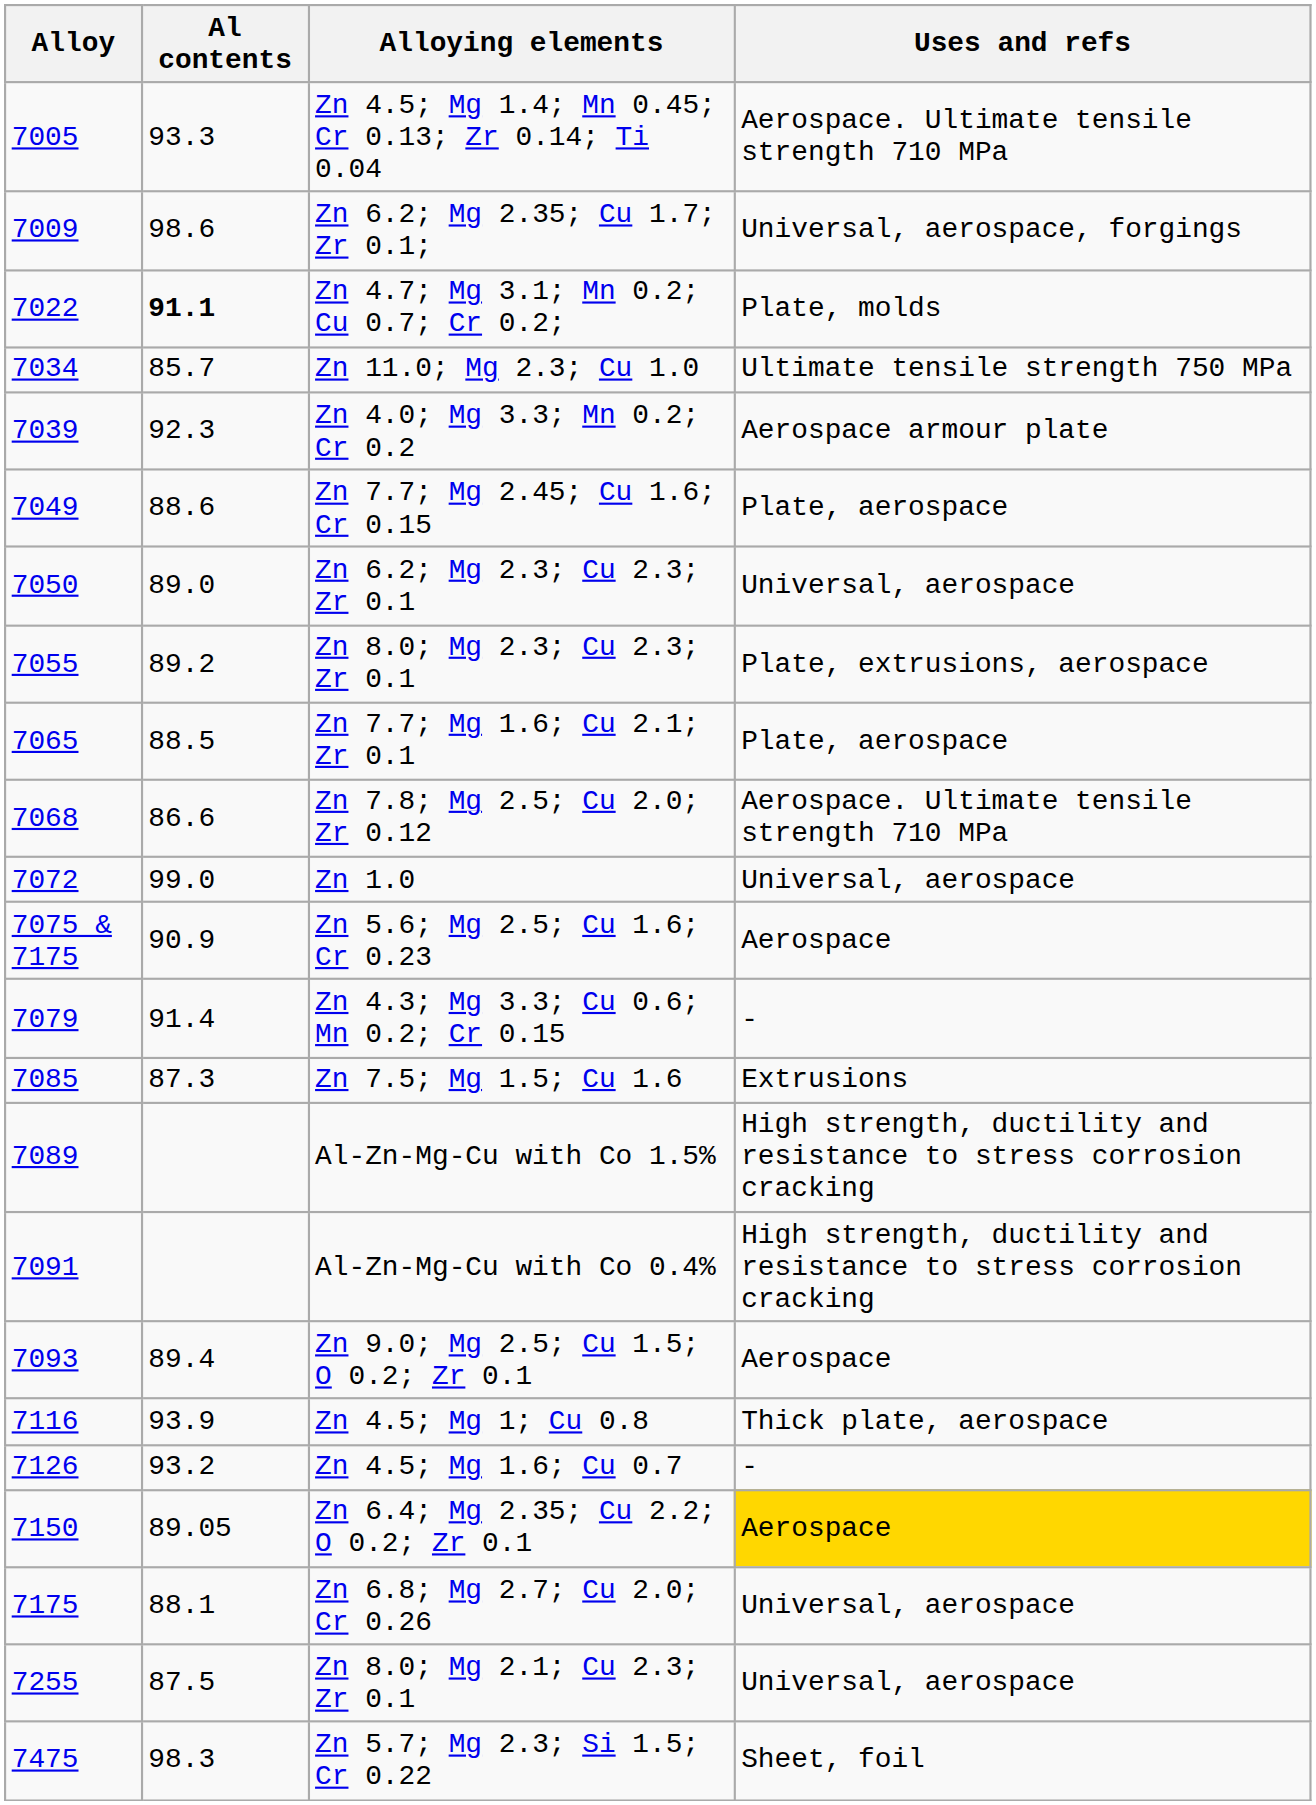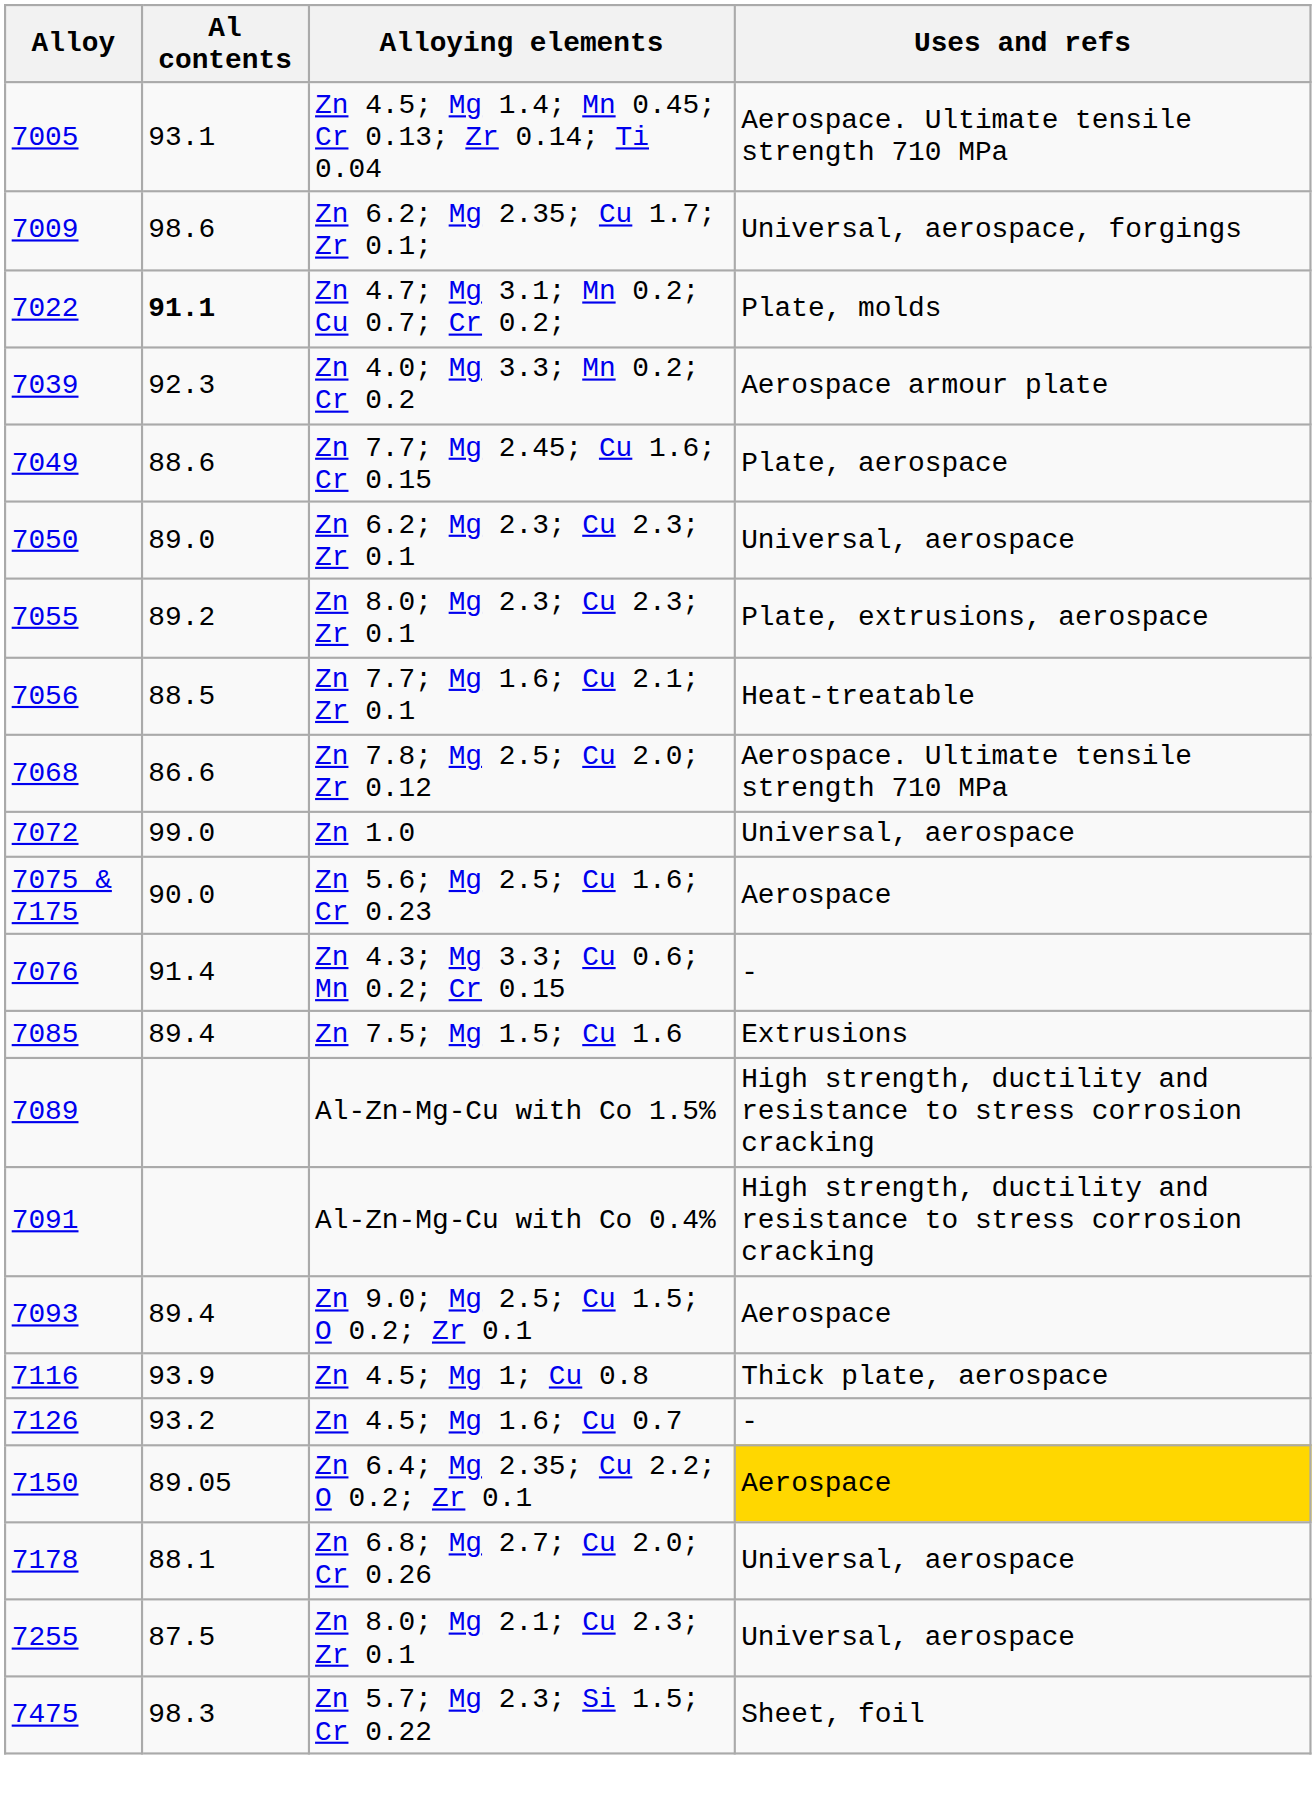(182, 137) 93.3 -> (182, 137) 93.1
- row: (507, 370)
(45, 741) 7065 -> (45, 695) 7056
(875, 741) Plate, aerospace -> (858, 695) Heat-treatable
(182, 941) 90.9 -> (182, 896) 90.0
(45, 1018) 7079 -> (45, 973) 7076
(182, 1080) 87.3 -> (182, 1034) 89.4
(45, 1606) 7175 -> (45, 1561) 7178
